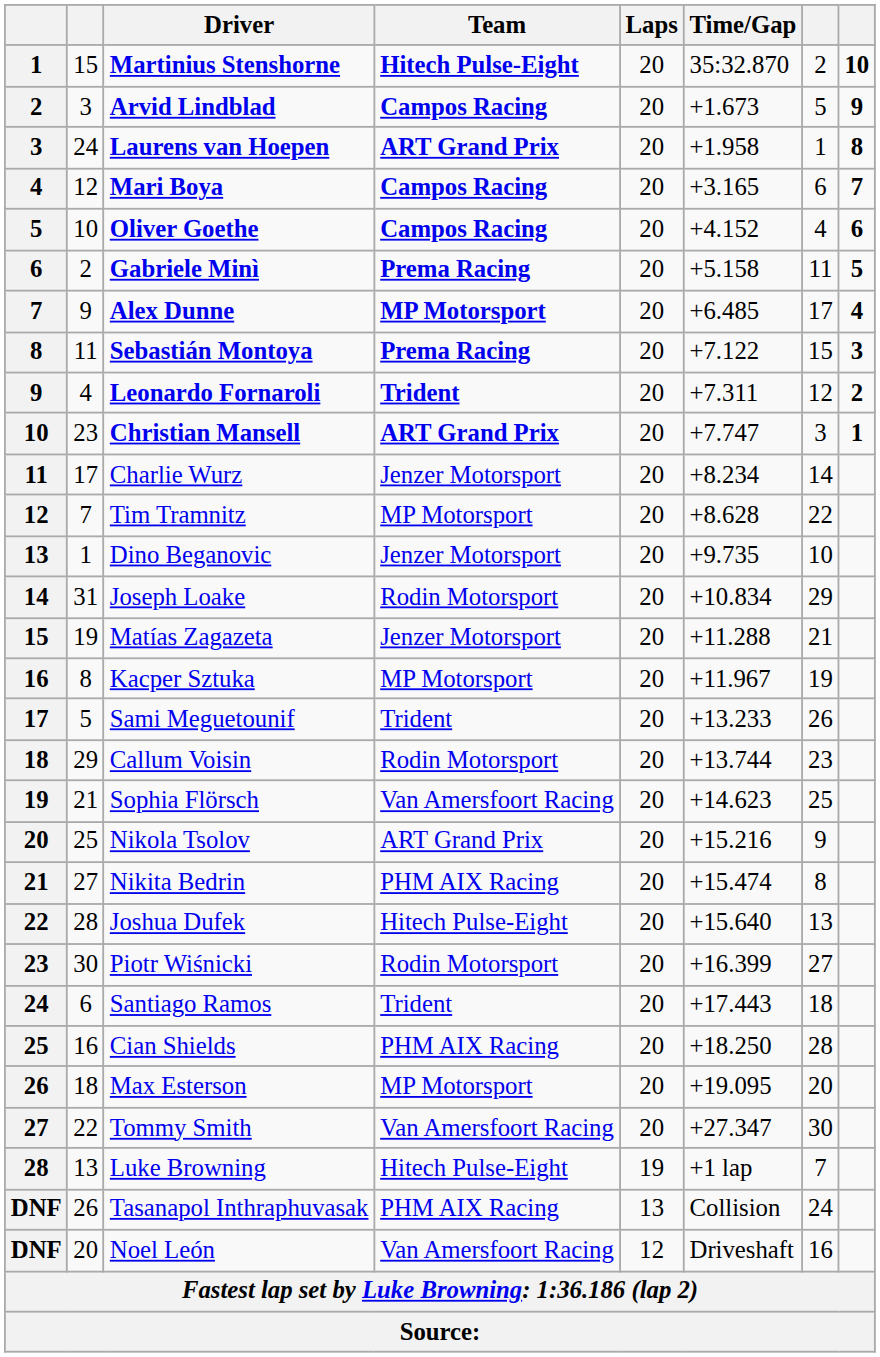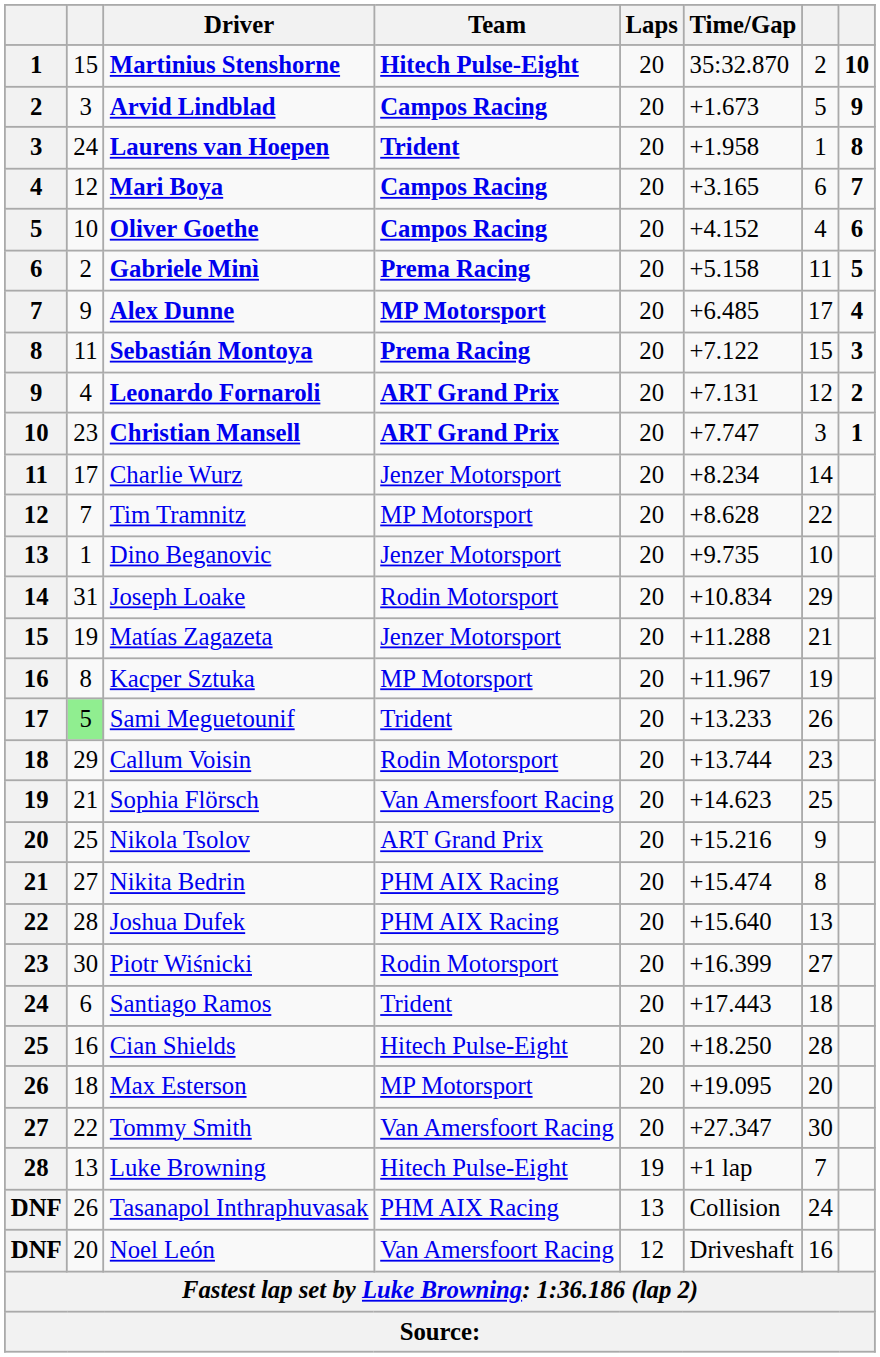(470, 147) ART Grand Prix -> (420, 147) Trident
(420, 392) Trident -> (470, 392) ART Grand Prix
(724, 392) +7.311 -> (724, 392) +7.131
(86, 718) no background -> (86, 718) lightgreen background
(474, 922) Hitech Pulse-Eight -> (470, 922) PHM AIX Racing
(470, 1045) PHM AIX Racing -> (474, 1045) Hitech Pulse-Eight
